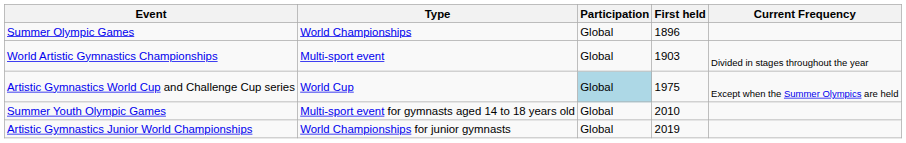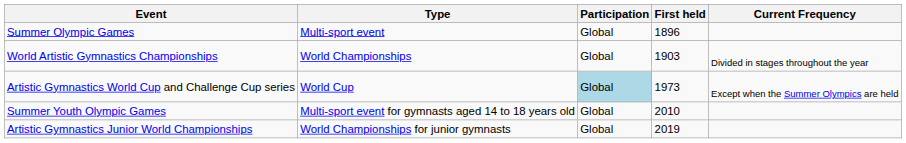(356, 32) World Championships -> (342, 32) Multi-sport event
(342, 56) Multi-sport event -> (356, 56) World Championships
(667, 87) 1975 -> (667, 87) 1973
